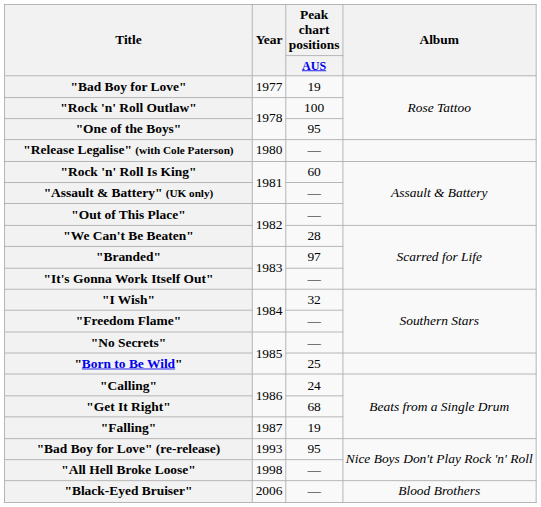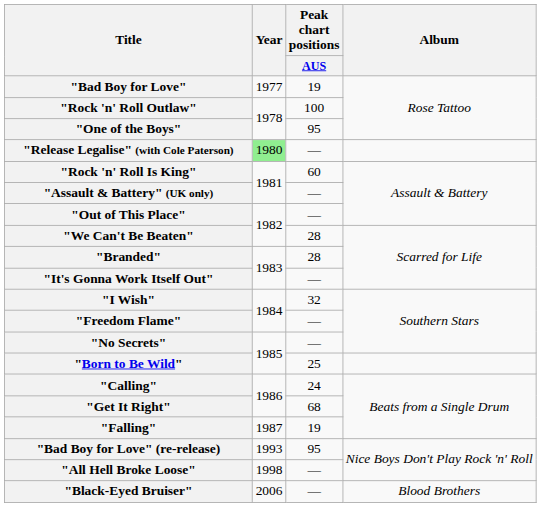(269, 150) no background -> (269, 150) lightgreen background
(314, 257) 97 -> (314, 257) 28
